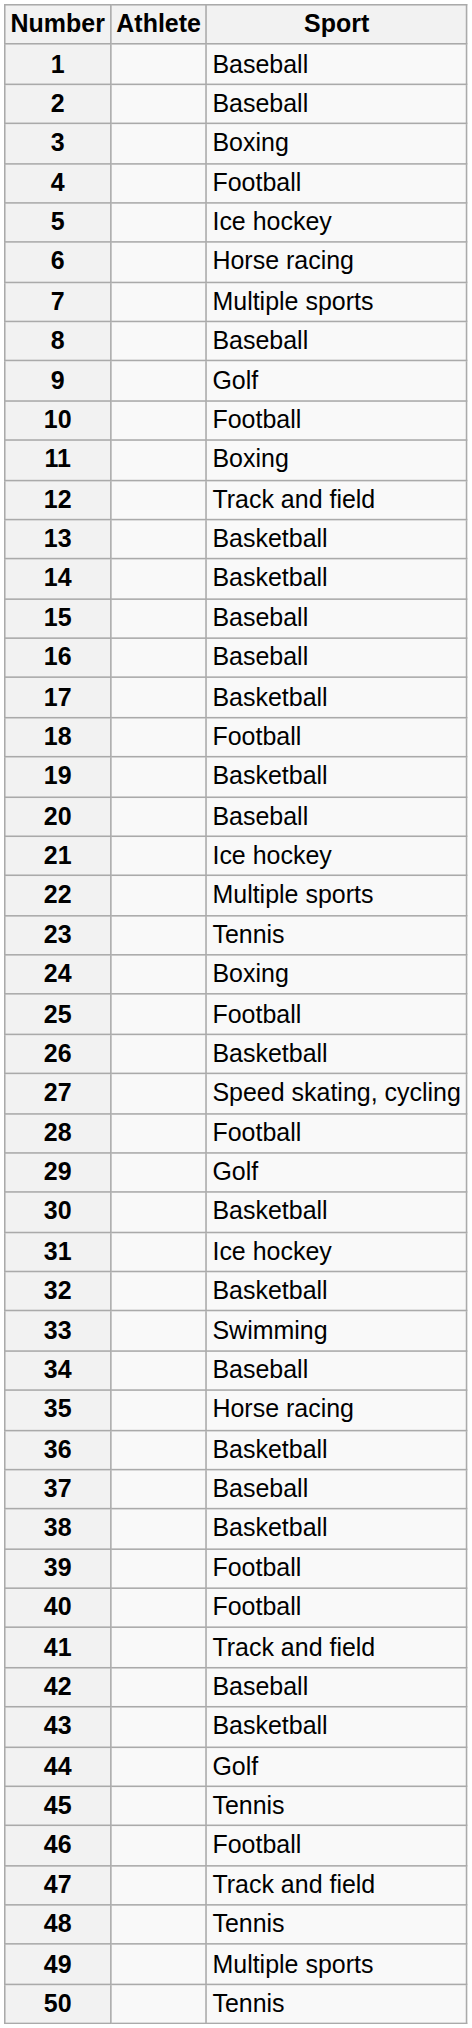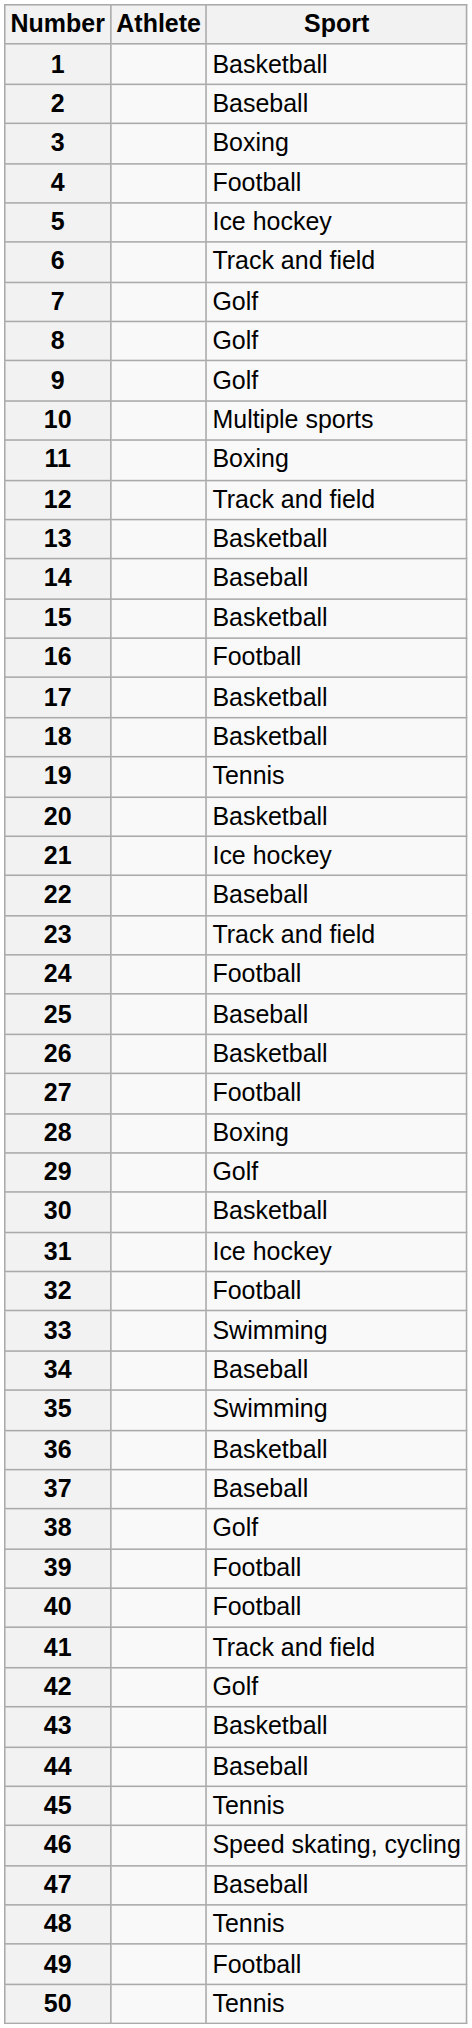(260, 63) Baseball -> (270, 63) Basketball
(283, 261) Horse racing -> (294, 261) Track and field
(293, 301) Multiple sports -> (235, 301) Golf
(260, 340) Baseball -> (235, 340) Golf
(257, 420) Football -> (293, 420) Multiple sports
(270, 578) Basketball -> (260, 578) Baseball
(260, 618) Baseball -> (270, 618) Basketball
(260, 657) Baseball -> (257, 657) Football
(257, 736) Football -> (270, 736) Basketball
(270, 776) Basketball -> (249, 776) Tennis
(260, 815) Baseball -> (270, 815) Basketball
(293, 895) Multiple sports -> (260, 895) Baseball
(249, 934) Tennis -> (294, 934) Track and field
(251, 974) Boxing -> (257, 974) Football
(257, 1013) Football -> (260, 1013) Baseball
(337, 1093) Speed skating, cycling -> (257, 1093) Football
(257, 1132) Football -> (251, 1132) Boxing
(270, 1291) Basketball -> (257, 1291) Football
(283, 1409) Horse racing -> (270, 1409) Swimming
(270, 1528) Basketball -> (235, 1528) Golf
(260, 1686) Baseball -> (235, 1686) Golf
(235, 1766) Golf -> (260, 1766) Baseball
(257, 1845) Football -> (337, 1845) Speed skating, cycling
(294, 1884) Track and field -> (260, 1884) Baseball
(293, 1963) Multiple sports -> (257, 1963) Football
